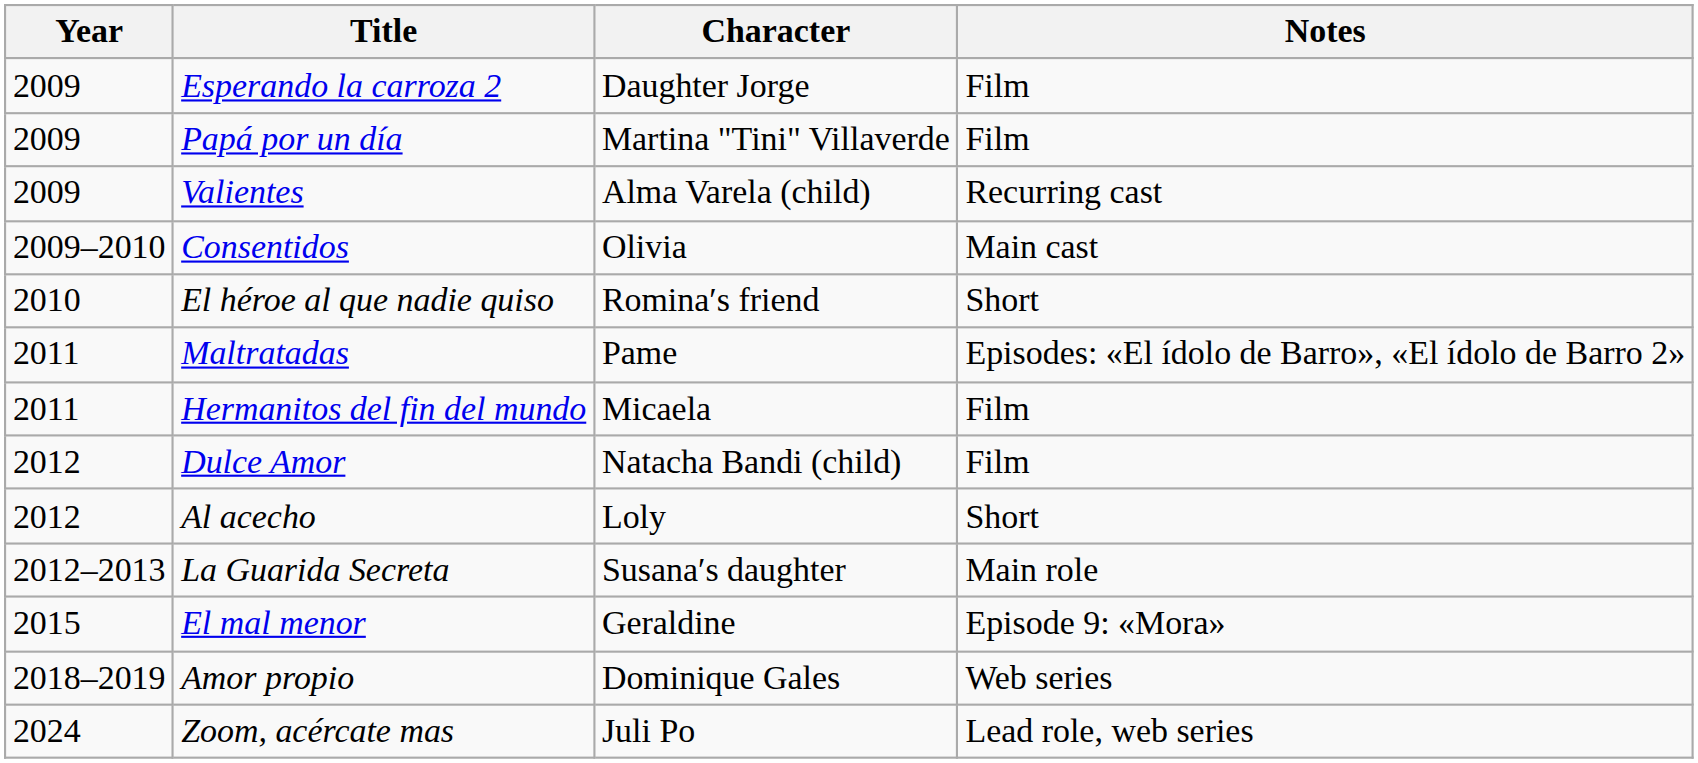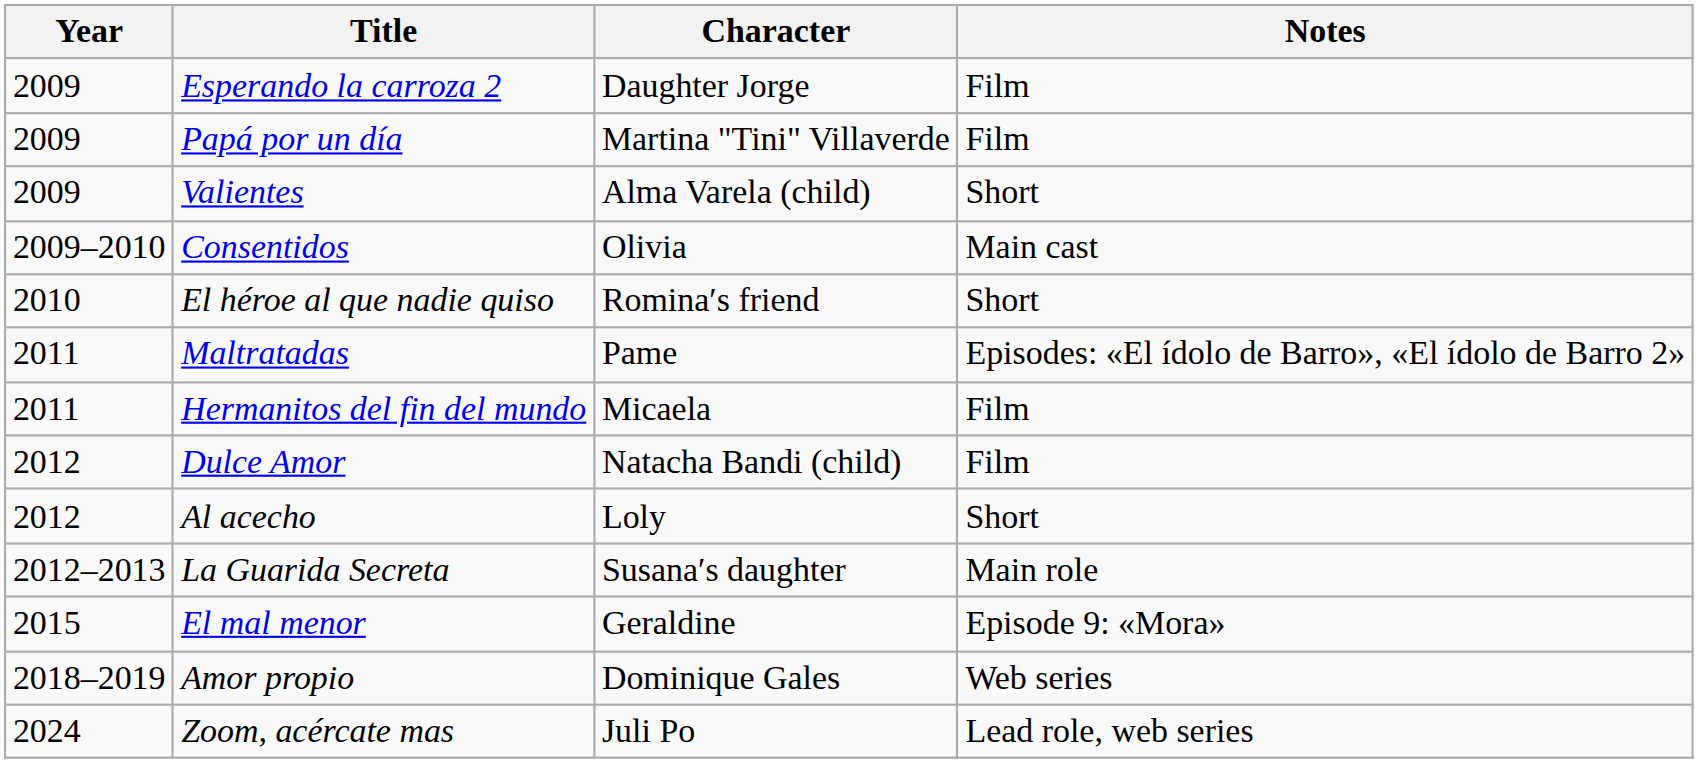(1064, 192) Recurring cast -> (1002, 192) Short
